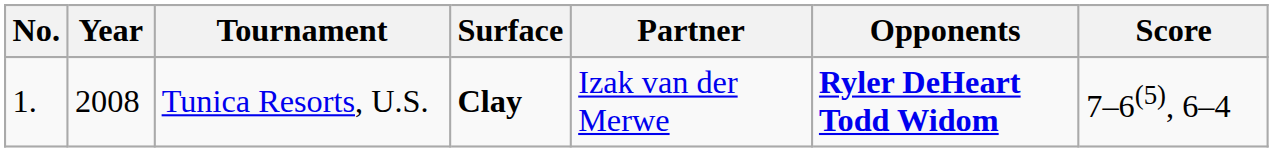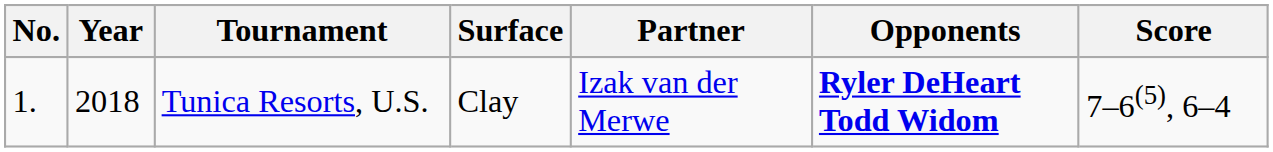(107, 101) 2008 -> (107, 101) 2018
(490, 101) bold -> (488, 101) normal
